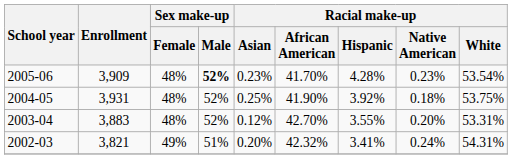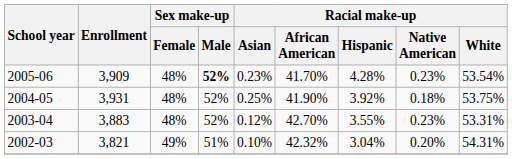(428, 121) 0.20% -> (428, 121) 0.23%
(255, 143) 0.20% -> (255, 143) 0.10%
(367, 143) 3.41% -> (367, 143) 3.04%
(428, 143) 0.24% -> (428, 143) 0.20%
